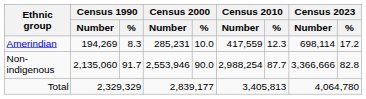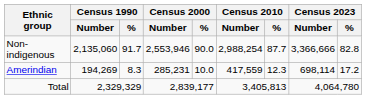rows swapped: (32, 43) <-> (31, 65)
